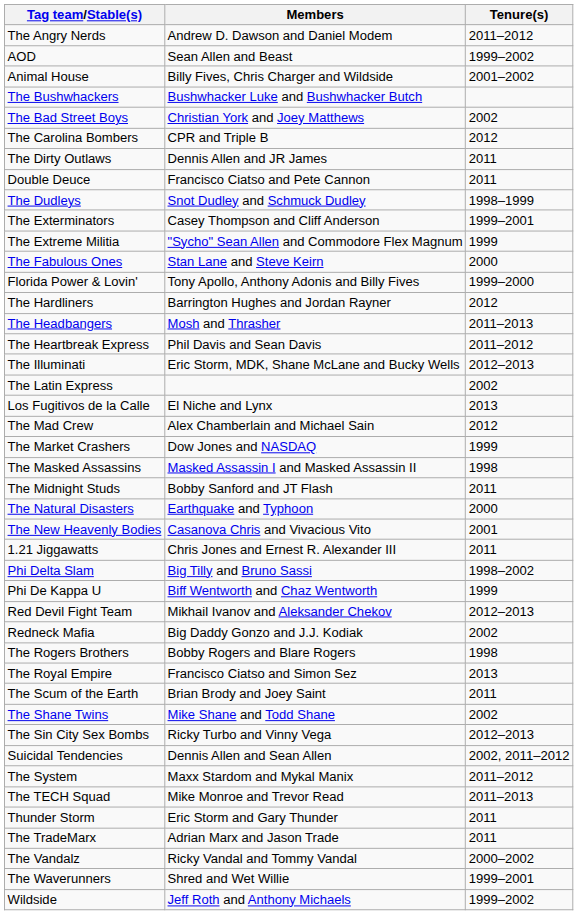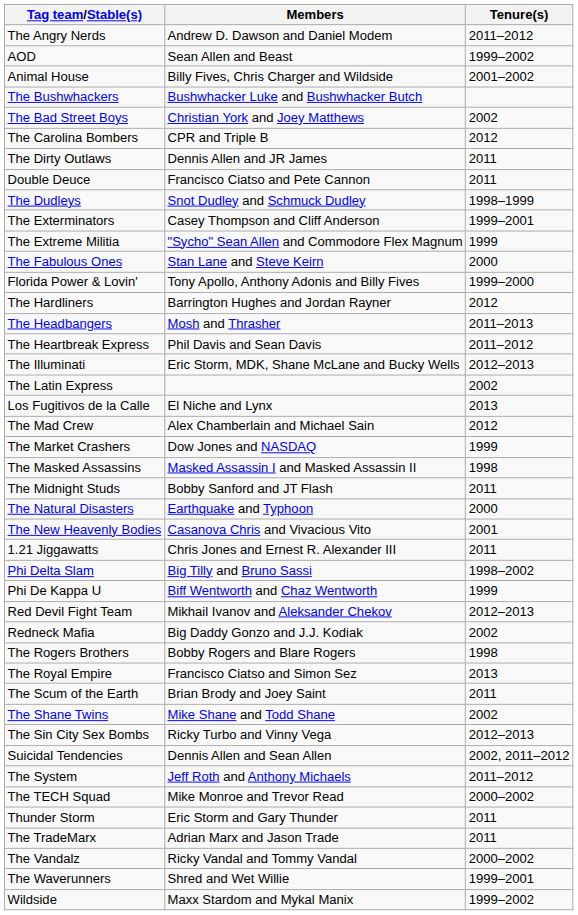(260, 776) Maxx Stardom and Mykal Manix -> (259, 776) Jeff Roth and Anthony Michaels
(501, 796) 2011–2013 -> (501, 796) 2000–2002
(259, 899) Jeff Roth and Anthony Michaels -> (260, 899) Maxx Stardom and Mykal Manix
